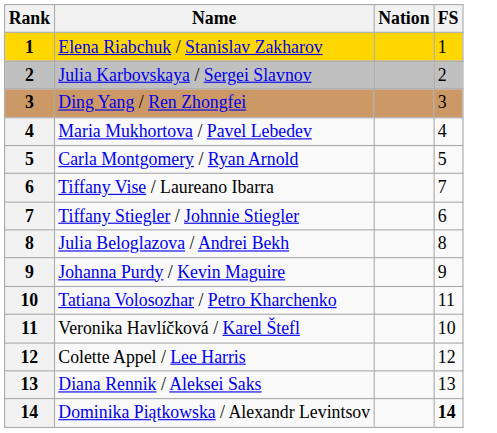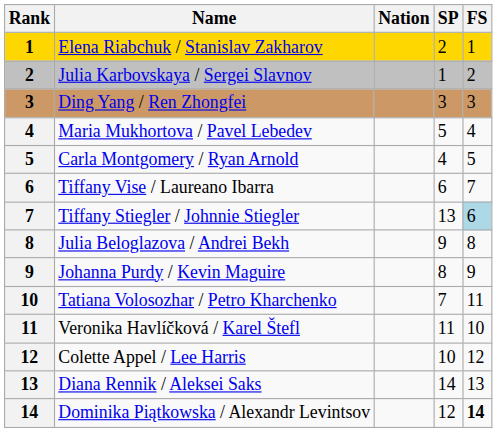+ column: (448, 18)
(442, 215) no background -> (471, 215) lightblue background
